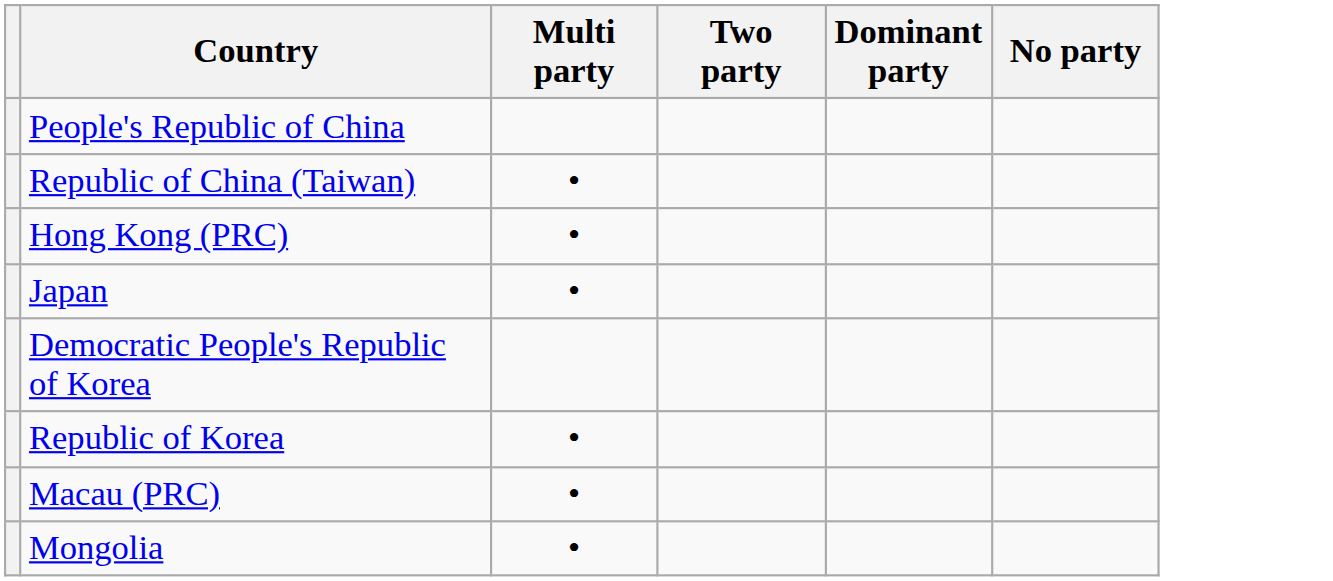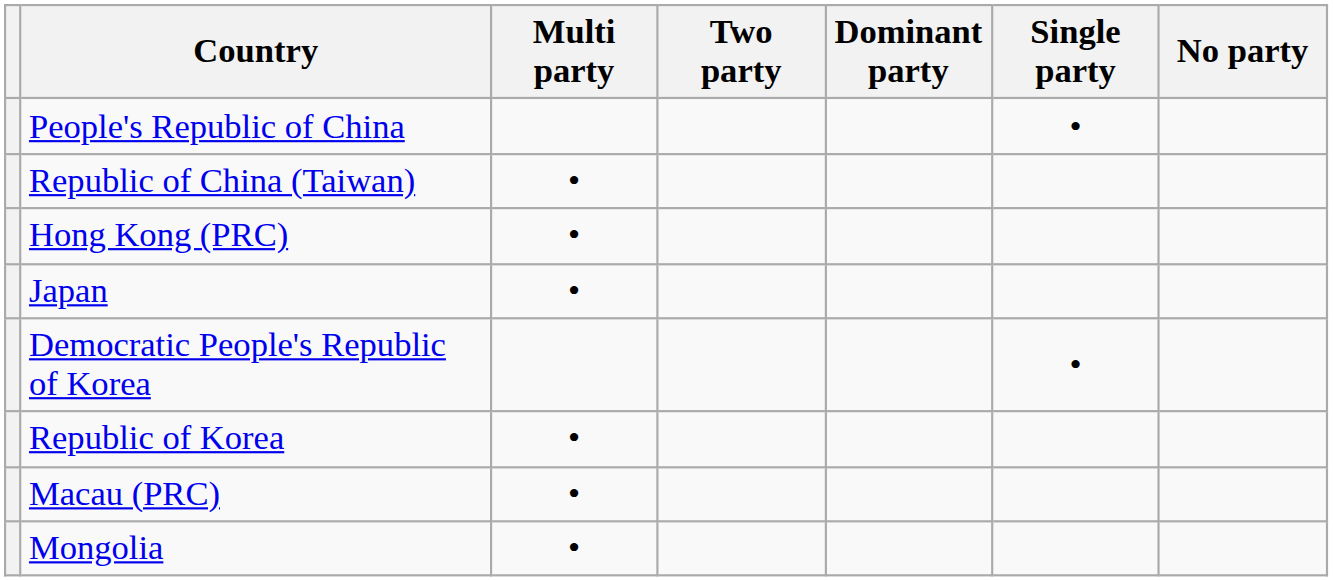+ column: (1075, 51)
